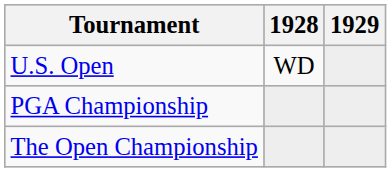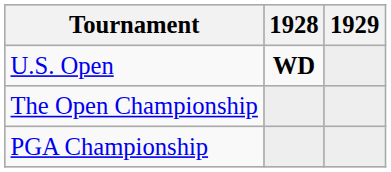(294, 65) normal -> (294, 65) bold
rows swapped: (134, 146) <-> (109, 106)
